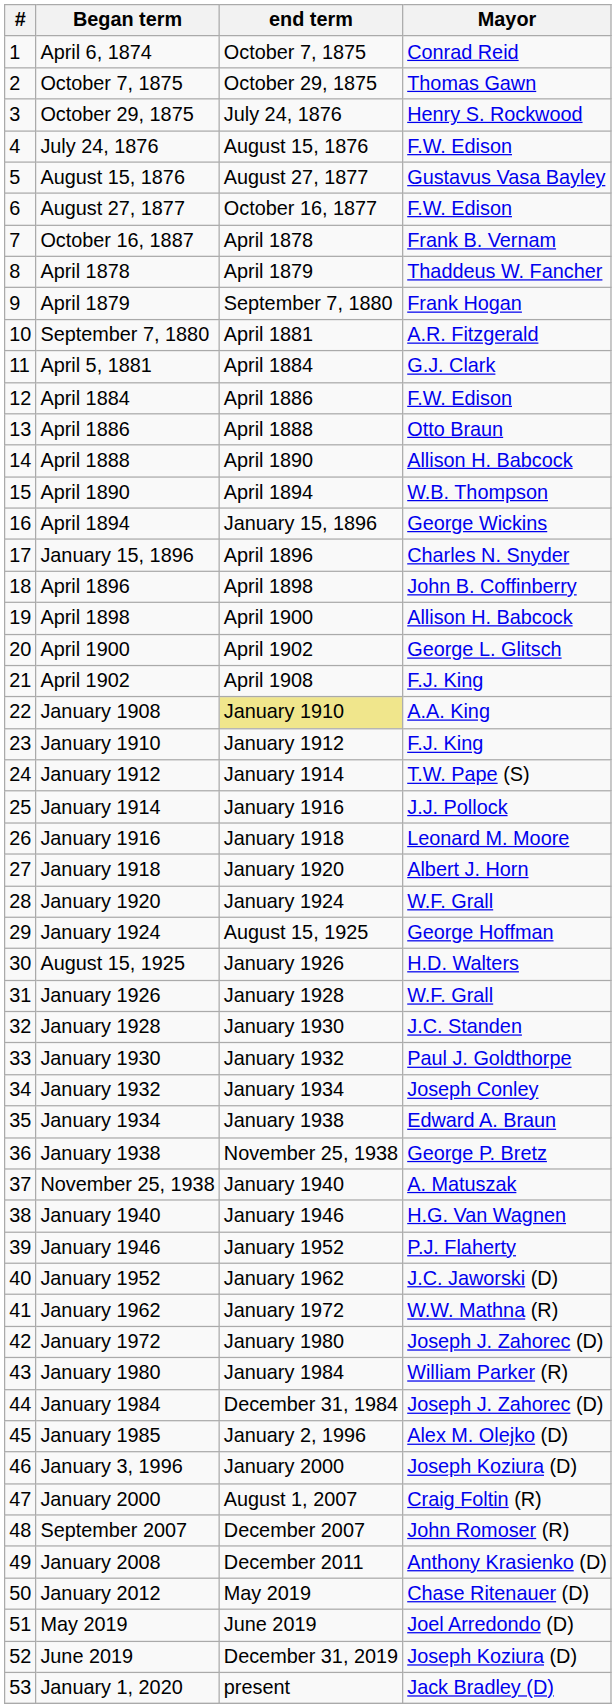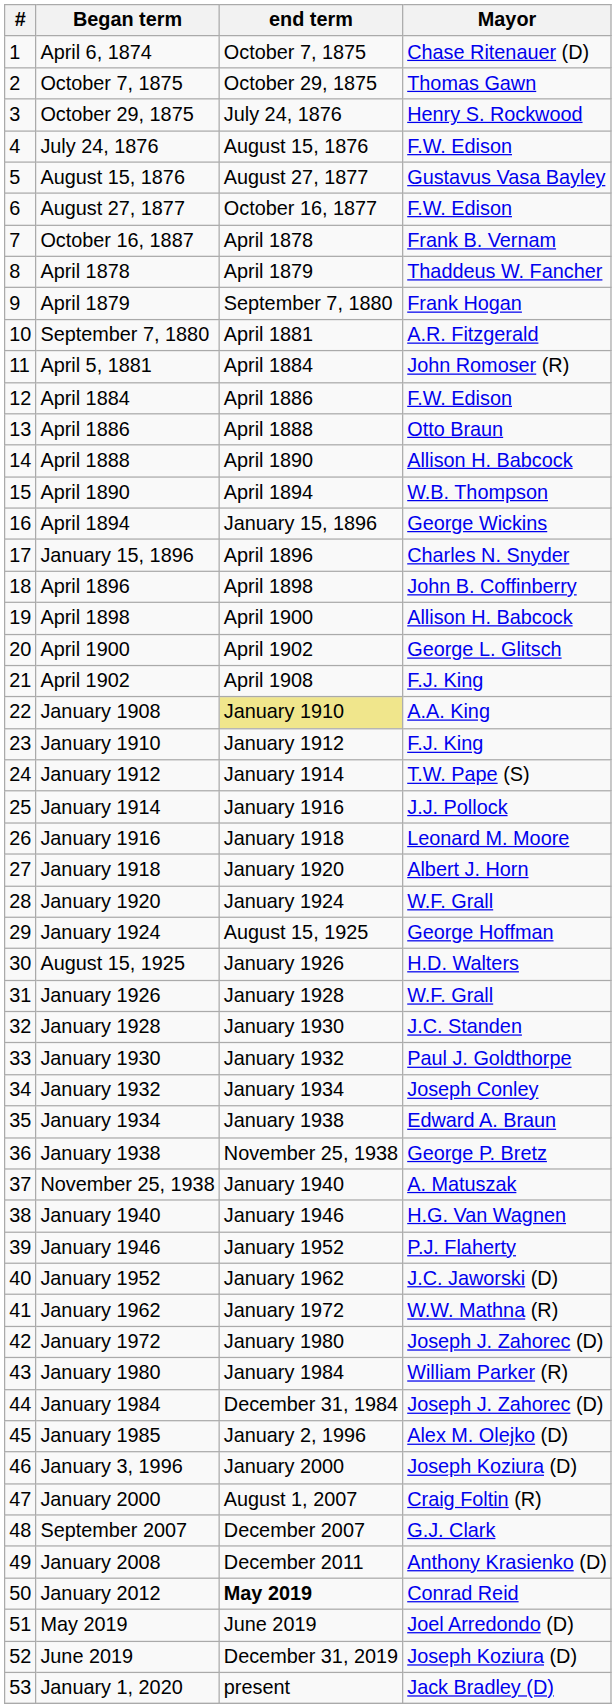(463, 51) Conrad Reid -> (498, 51) Chase Ritenauer (D)
(451, 366) G.J. Clark -> (488, 366) John Romoser (R)
(488, 1530) John Romoser (R) -> (451, 1530) G.J. Clark
(267, 1593) normal -> (268, 1593) bold
(498, 1593) Chase Ritenauer (D) -> (463, 1593) Conrad Reid
